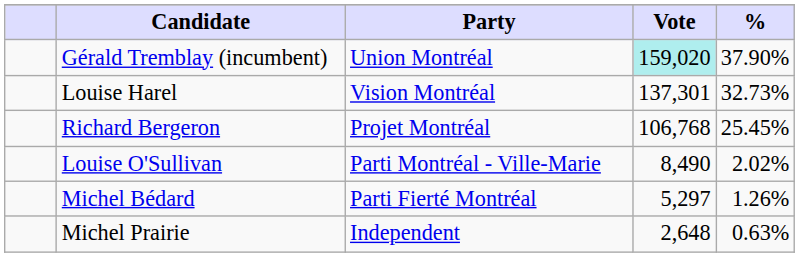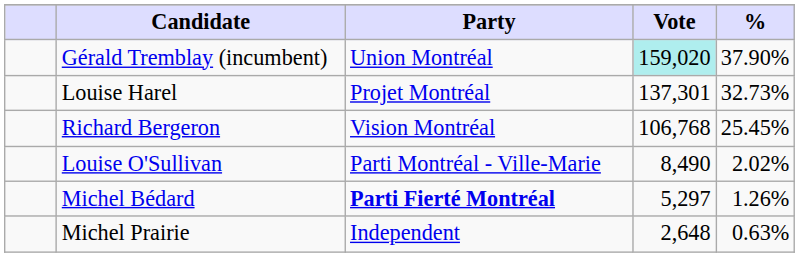(423, 92) Vision Montréal -> (420, 92) Projet Montréal
(420, 127) Projet Montréal -> (423, 127) Vision Montréal
(443, 198) normal -> (453, 198) bold
